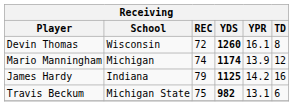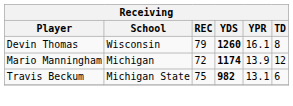(201, 45) 72 -> (201, 45) 79
(201, 61) 74 -> (201, 61) 72
- row: (39, 77)
